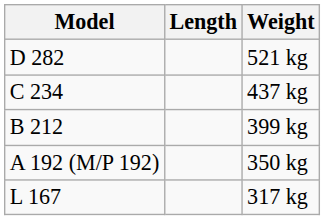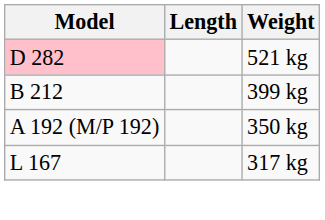(37, 57) no background -> (37, 57) pink background
- row: (277, 92)
